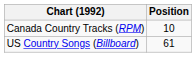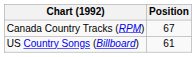(169, 28) 10 -> (169, 28) 67
